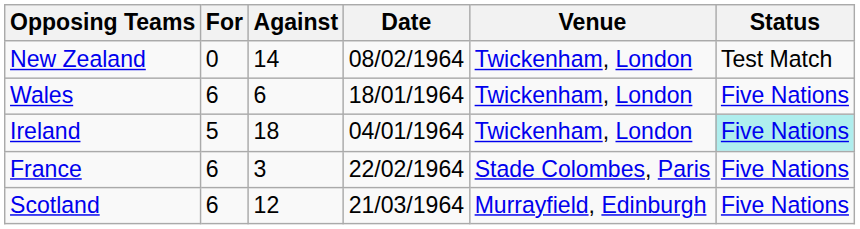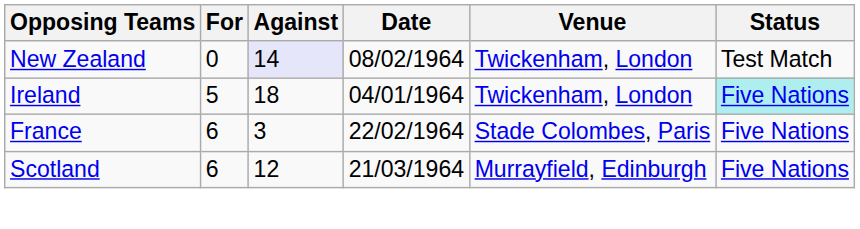(266, 59) no background -> (266, 59) lavender background
- row: (42, 95)
